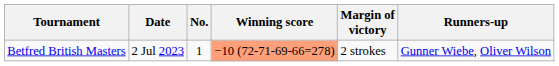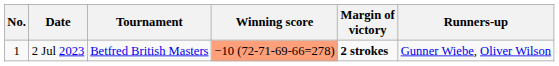columns swapped: (199, 22) <-> (67, 22)
(363, 50) normal -> (364, 50) bold
